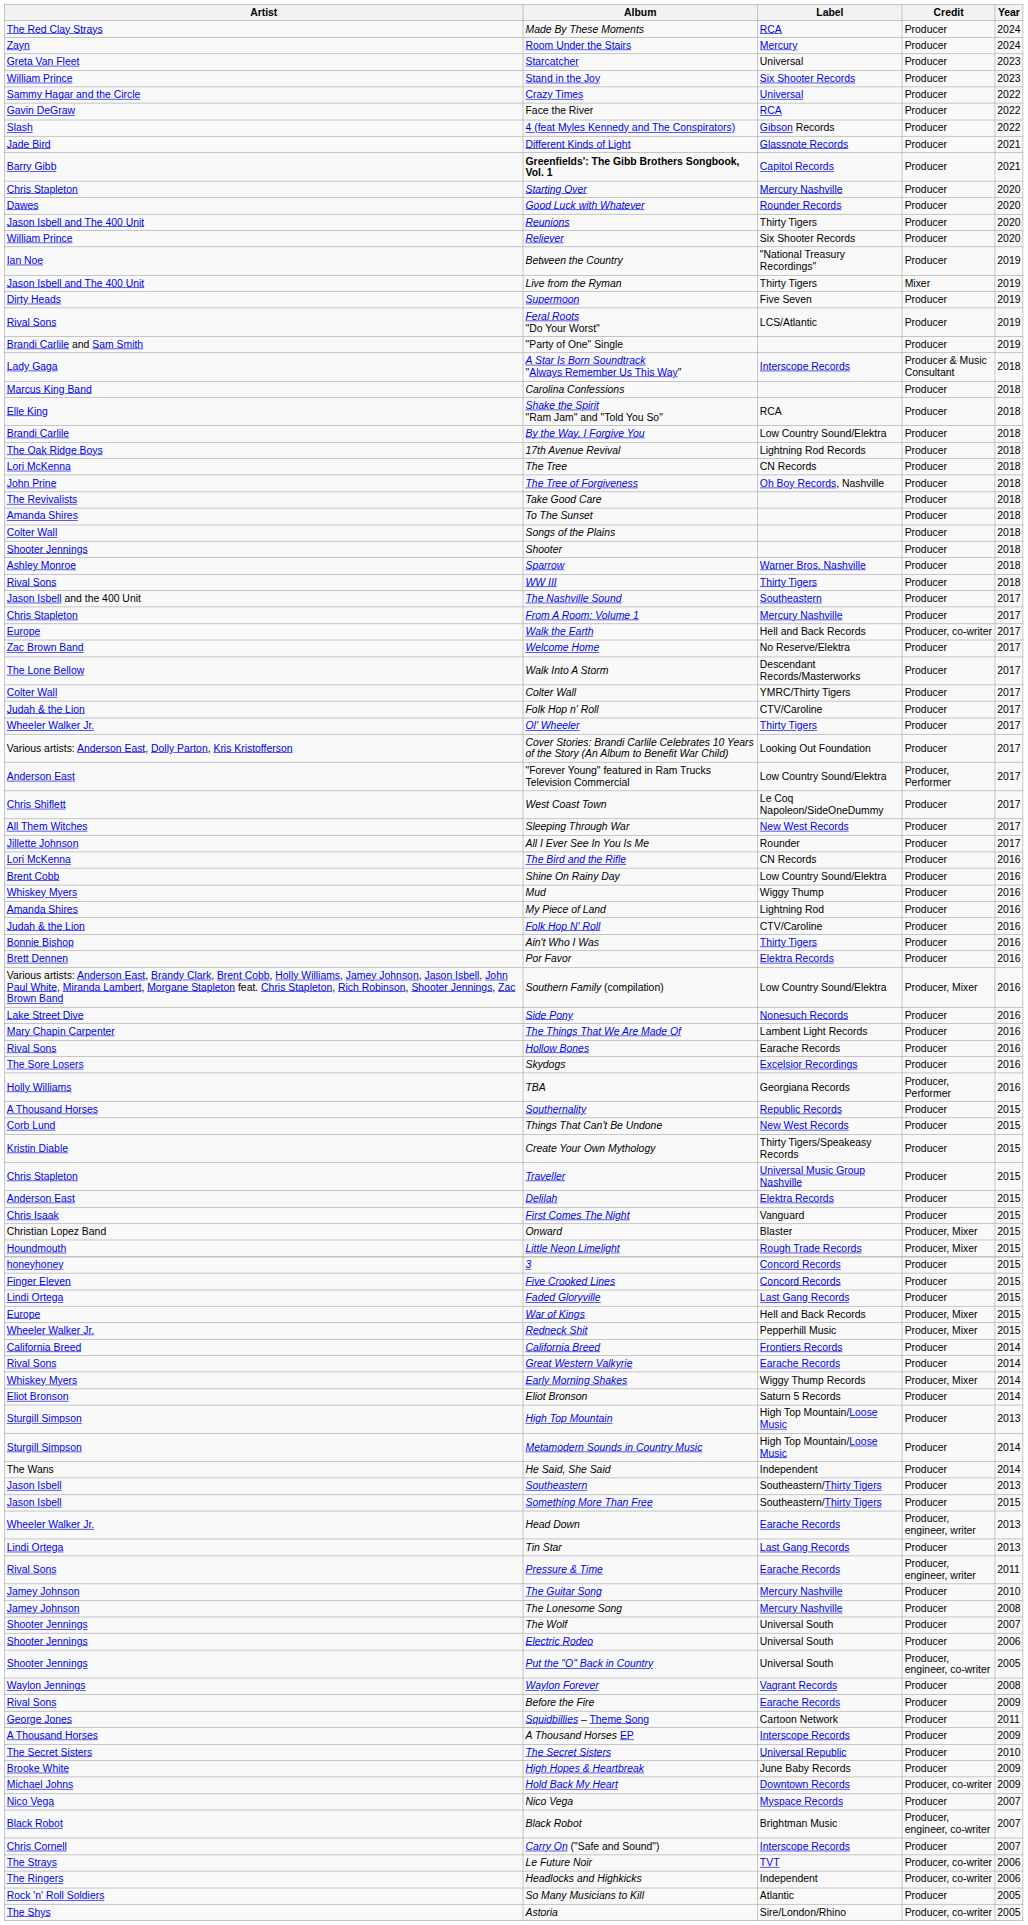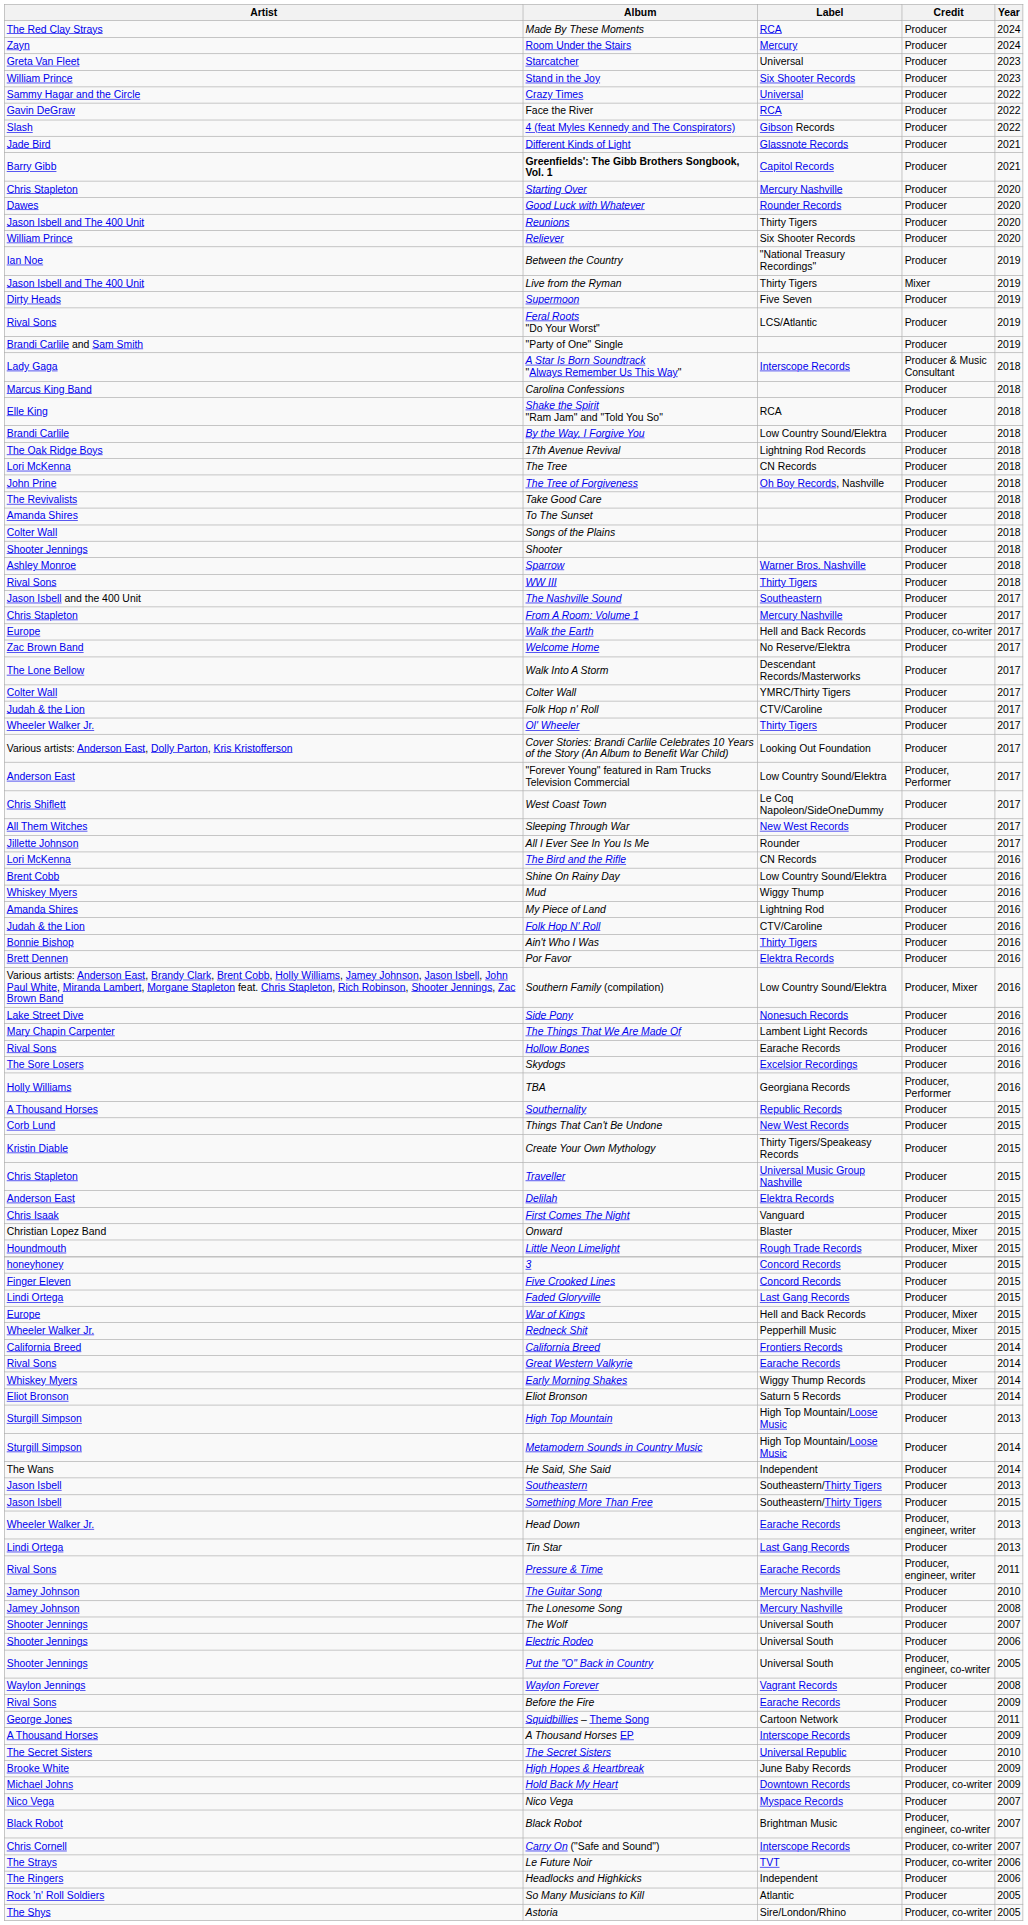(926, 1846) Producer -> (948, 1846) Producer, co-writer
(948, 1879) Producer, co-writer -> (926, 1879) Producer
